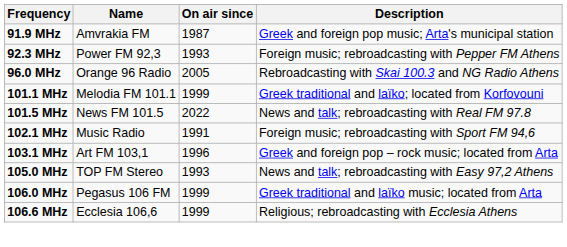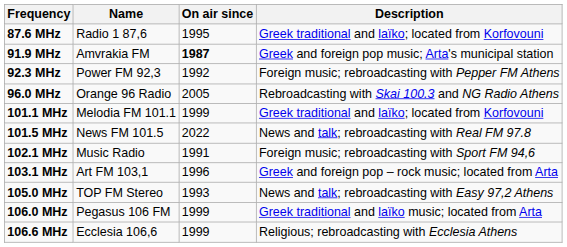+ row: (34, 34)
(196, 34) normal -> (196, 53) bold
(196, 53) 1993 -> (196, 73) 1992
